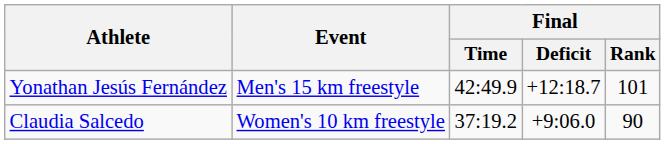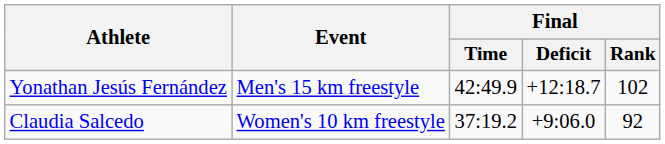(633, 87) 101 -> (633, 87) 102
(633, 121) 90 -> (633, 121) 92
